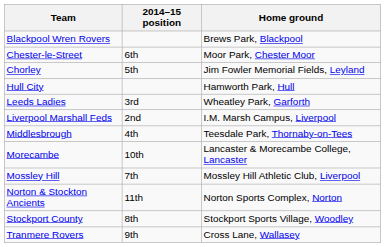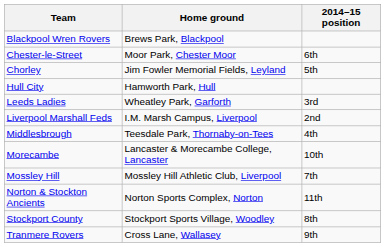columns swapped: (291, 17) <-> (162, 17)
